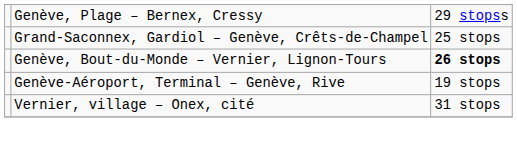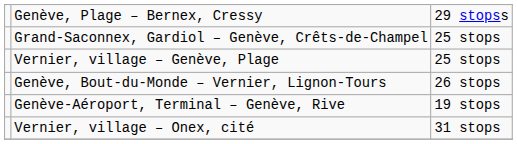+ row: (147, 61)
(467, 61) bold -> (467, 83) normal
